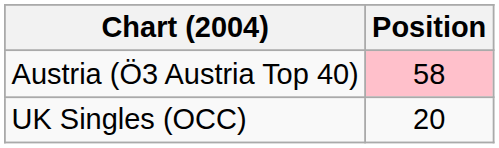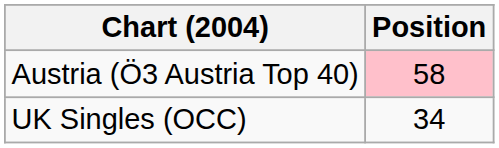(429, 119) 20 -> (429, 119) 34
